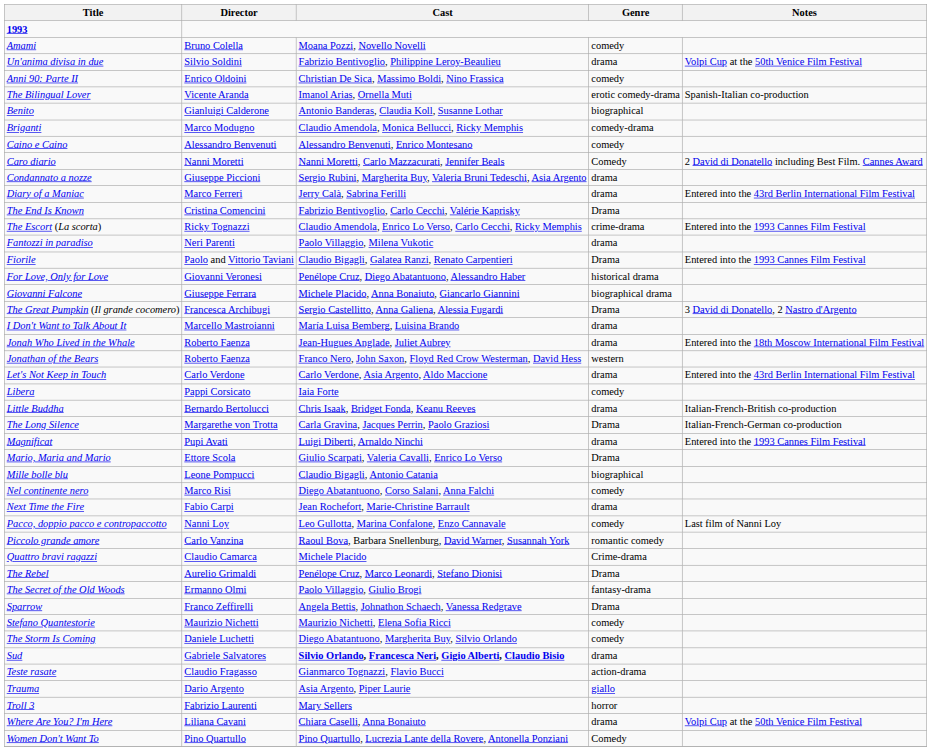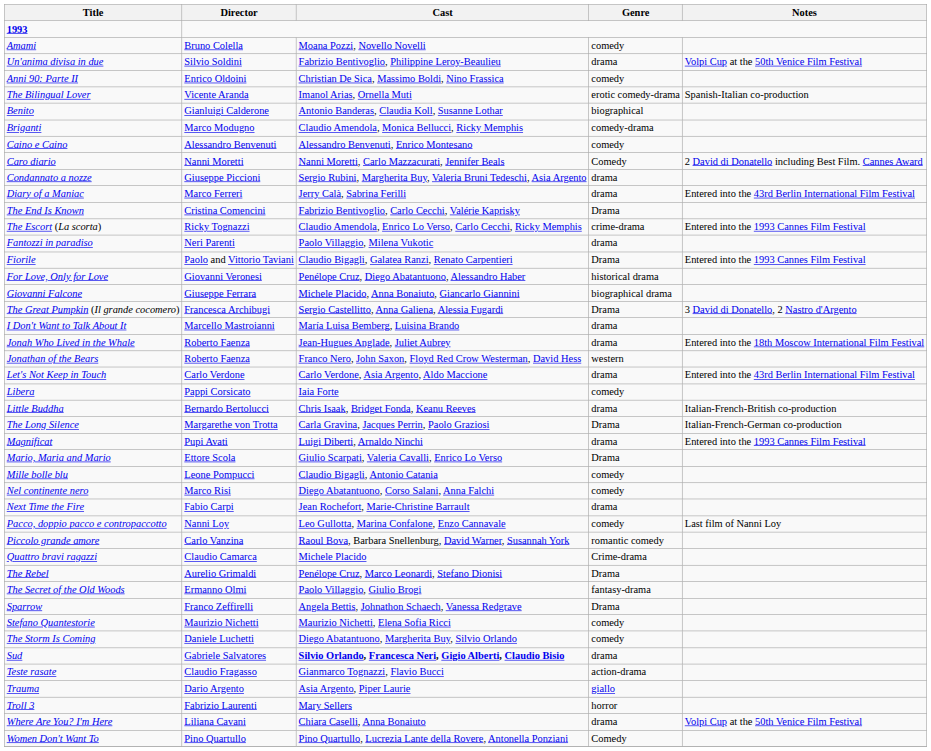(617, 474) biographical -> (608, 474) comedy
